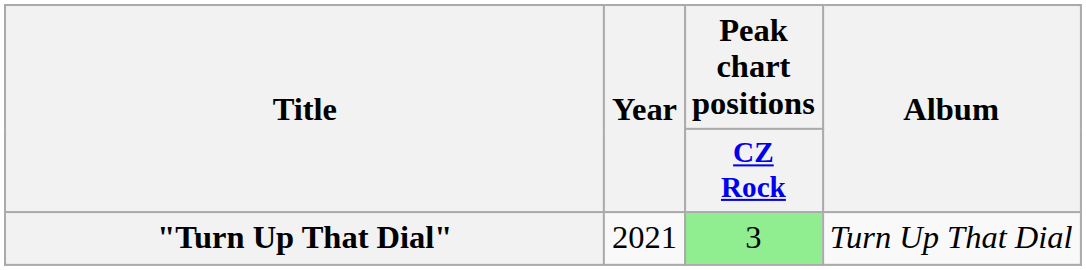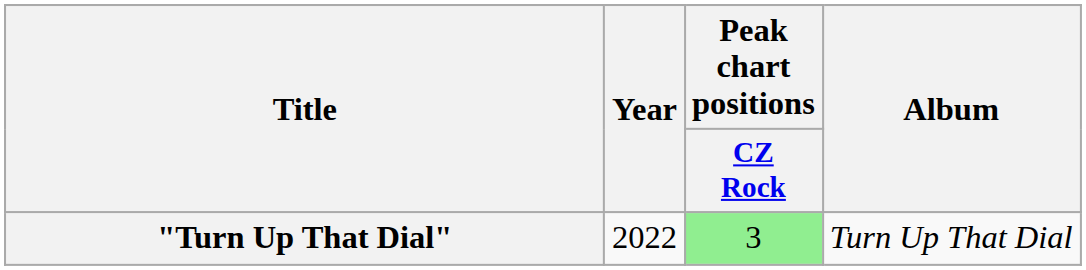(645, 237) 2021 -> (645, 237) 2022
